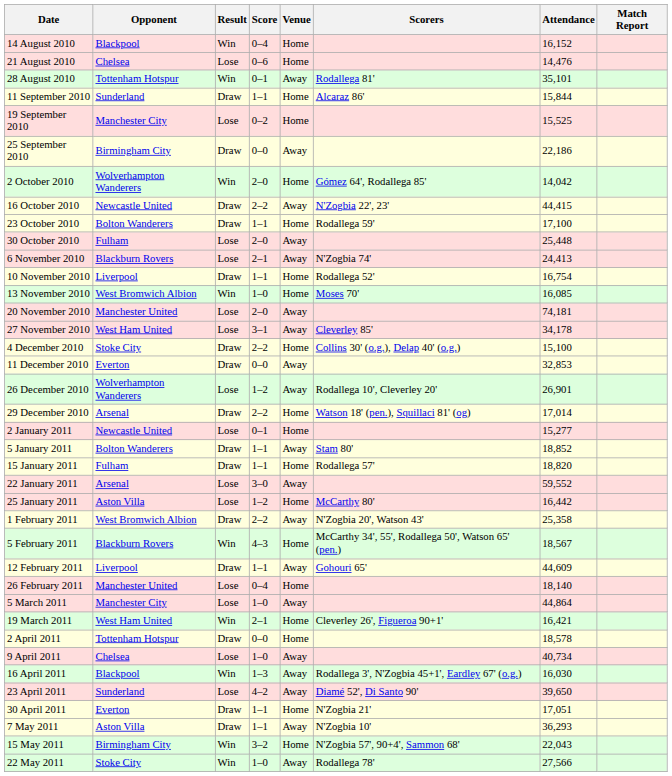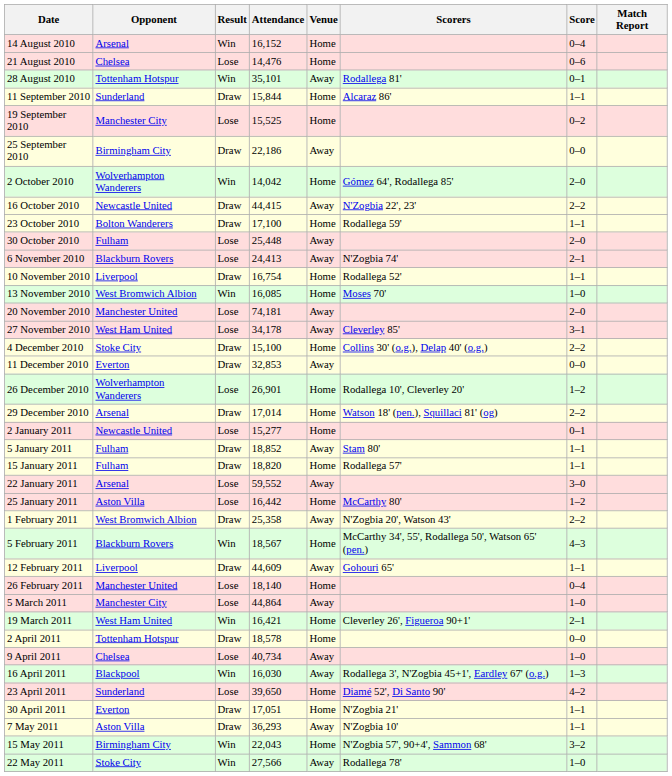columns swapped: (265, 19) <-> (568, 19)
(118, 43) Blackpool -> (112, 43) Arsenal
(295, 388) Away -> (323, 388) Home
(134, 448) Bolton Wanderers -> (112, 448) Fulham
(295, 691) Away -> (323, 691) Home
